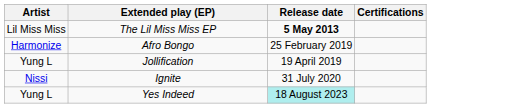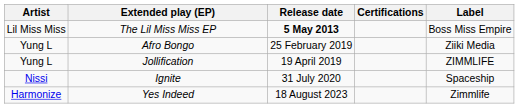+ column: (470, 12)
(36, 45) Harmonize -> (36, 45) Yung L
(36, 95) Yung L -> (36, 95) Harmonize
(311, 95) paleturquoise background -> (311, 95) no background
